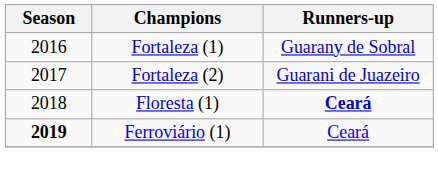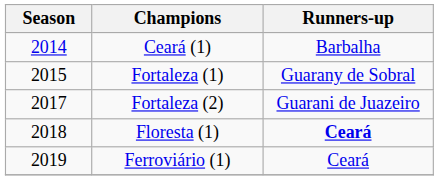+ row: (177, 47)
(49, 47) 2016 -> (49, 75) 2015
(49, 132) bold -> (49, 160) normal
